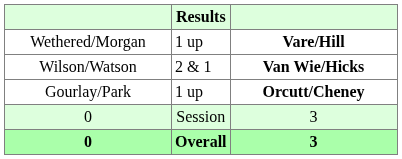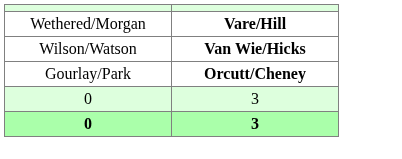- column: (201, 16)
